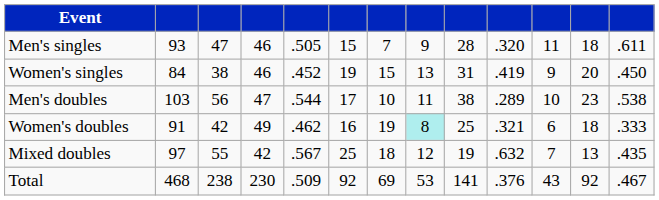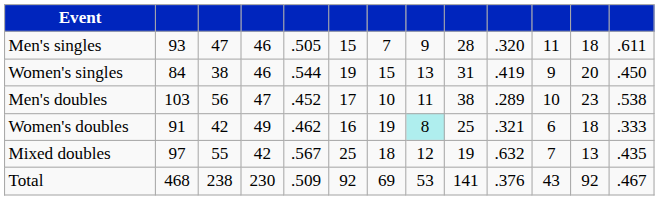(306, 72) .452 -> (306, 72) .544
(306, 99) .544 -> (306, 99) .452
